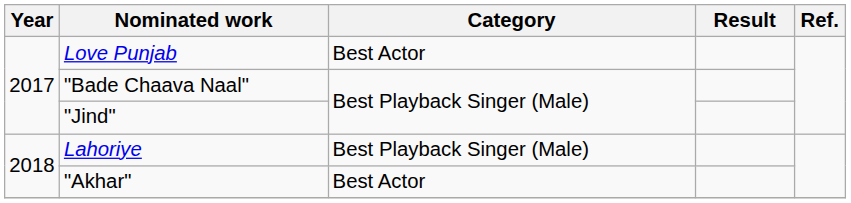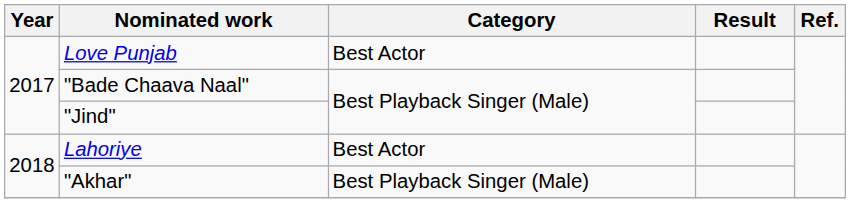(461, 149) Best Playback Singer (Male) -> (379, 149) Best Actor
(379, 181) Best Actor -> (461, 181) Best Playback Singer (Male)
